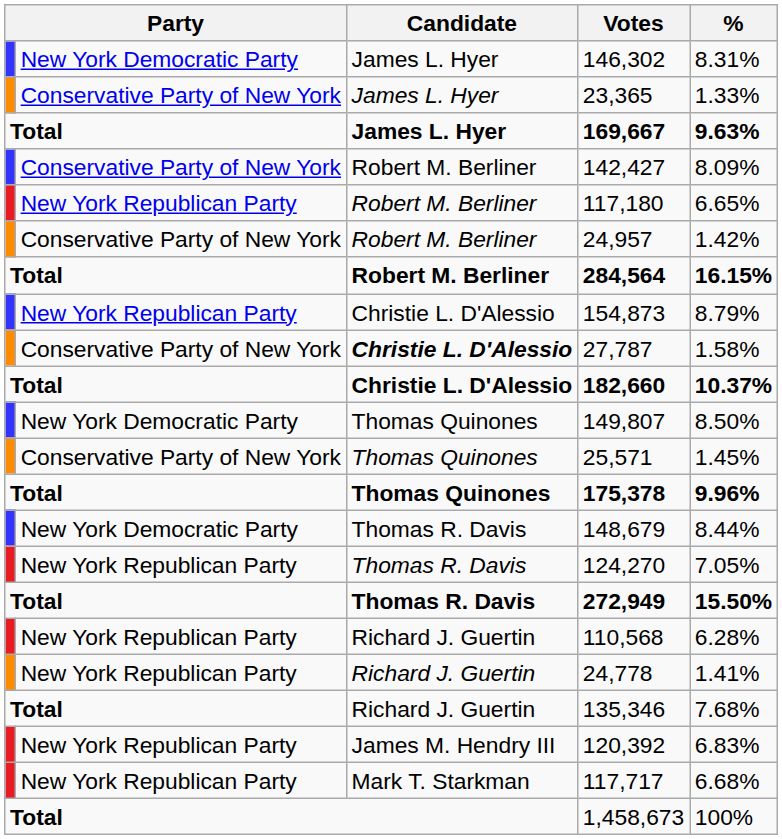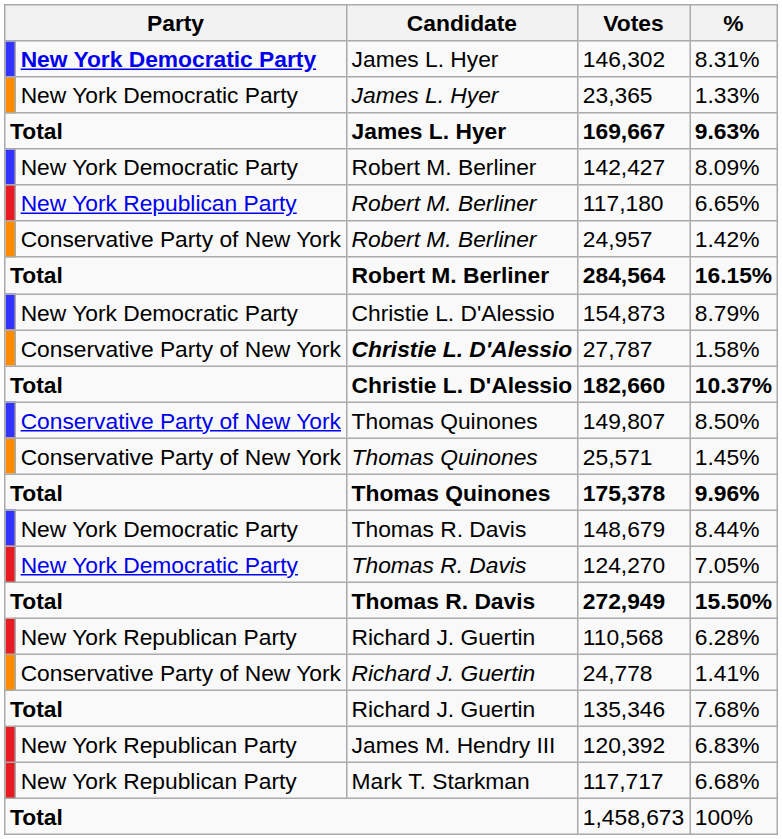(159, 59) normal -> (168, 59) bold
(181, 95) Conservative Party of New York -> (159, 95) New York Democratic Party
(181, 167) Conservative Party of New York -> (159, 167) New York Democratic Party
(159, 312) New York Republican Party -> (159, 312) New York Democratic Party
(159, 420) New York Democratic Party -> (181, 420) Conservative Party of New York
(159, 564) New York Republican Party -> (159, 564) New York Democratic Party
(159, 673) New York Republican Party -> (181, 673) Conservative Party of New York
